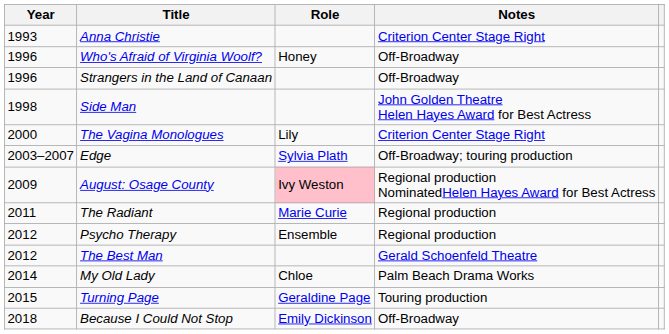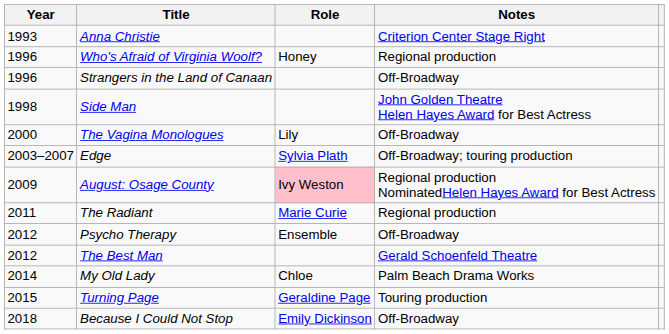(418, 57) Off-Broadway -> (437, 57) Regional production
(461, 135) Criterion Center Stage Right -> (418, 135) Off-Broadway
(437, 234) Regional production -> (418, 234) Off-Broadway
